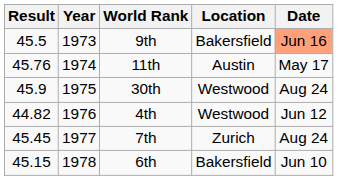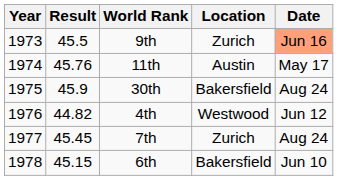columns swapped: (79, 16) <-> (31, 16)
(233, 41) Bakersfield -> (233, 41) Zurich
(233, 89) Westwood -> (233, 89) Bakersfield
